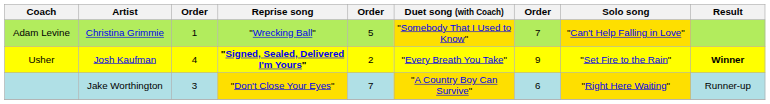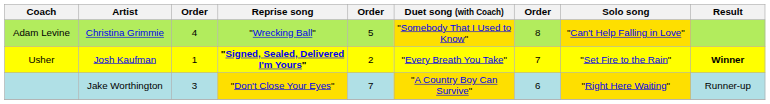(194, 33) 1 -> (194, 33) 4
(538, 33) 7 -> (538, 33) 8
(194, 59) 4 -> (194, 59) 1
(538, 59) 9 -> (538, 59) 7
